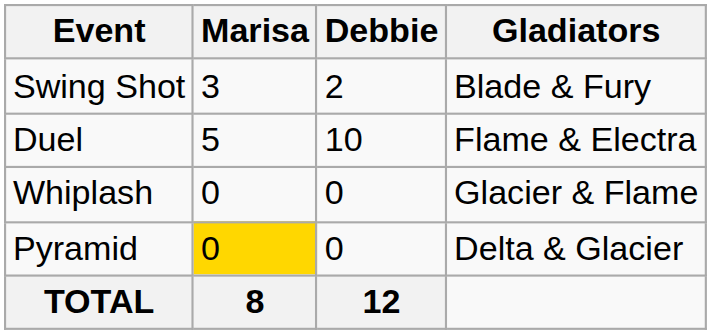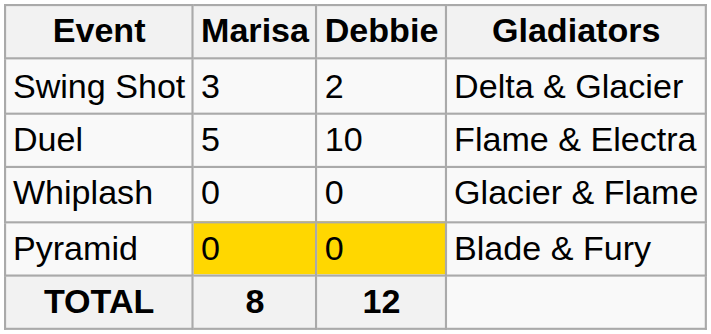(553, 85) Blade & Fury -> (569, 85) Delta & Glacier
(334, 247) no background -> (334, 247) gold background
(569, 247) Delta & Glacier -> (553, 247) Blade & Fury
